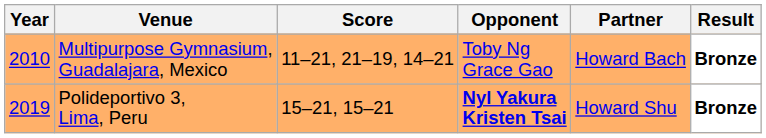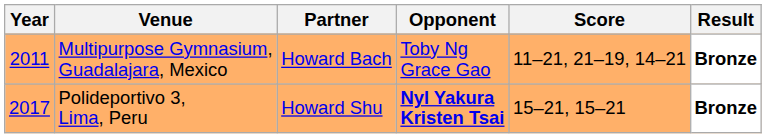columns swapped: (631, 20) <-> (368, 20)
(29, 59) 2010 -> (29, 59) 2011
(29, 109) 2019 -> (29, 109) 2017
